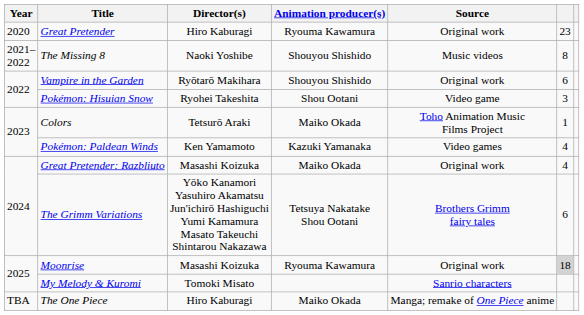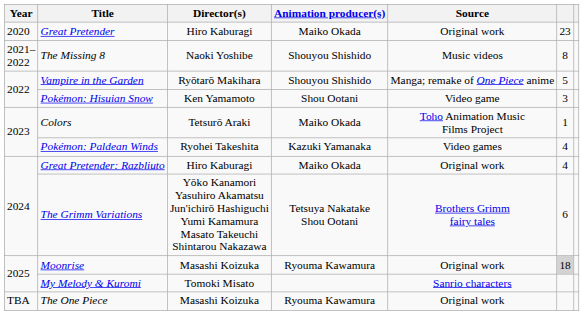(330, 31) Ryouma Kawamura -> (330, 31) Maiko Okada
(472, 80) Original work -> (472, 80) Manga; remake of One Piece anime
(565, 80) 6 -> (565, 80) 5
(219, 98) Ryohei Takeshita -> (219, 98) Ken Yamamoto
(219, 147) Ken Yamamoto -> (219, 147) Ryohei Takeshita
(219, 165) Masashi Koizuka -> (219, 165) Hiro Kaburagi
(219, 301) Hiro Kaburagi -> (219, 301) Masashi Koizuka
(330, 301) Maiko Okada -> (330, 301) Ryouma Kawamura
(472, 301) Manga; remake of One Piece anime -> (472, 301) Original work
